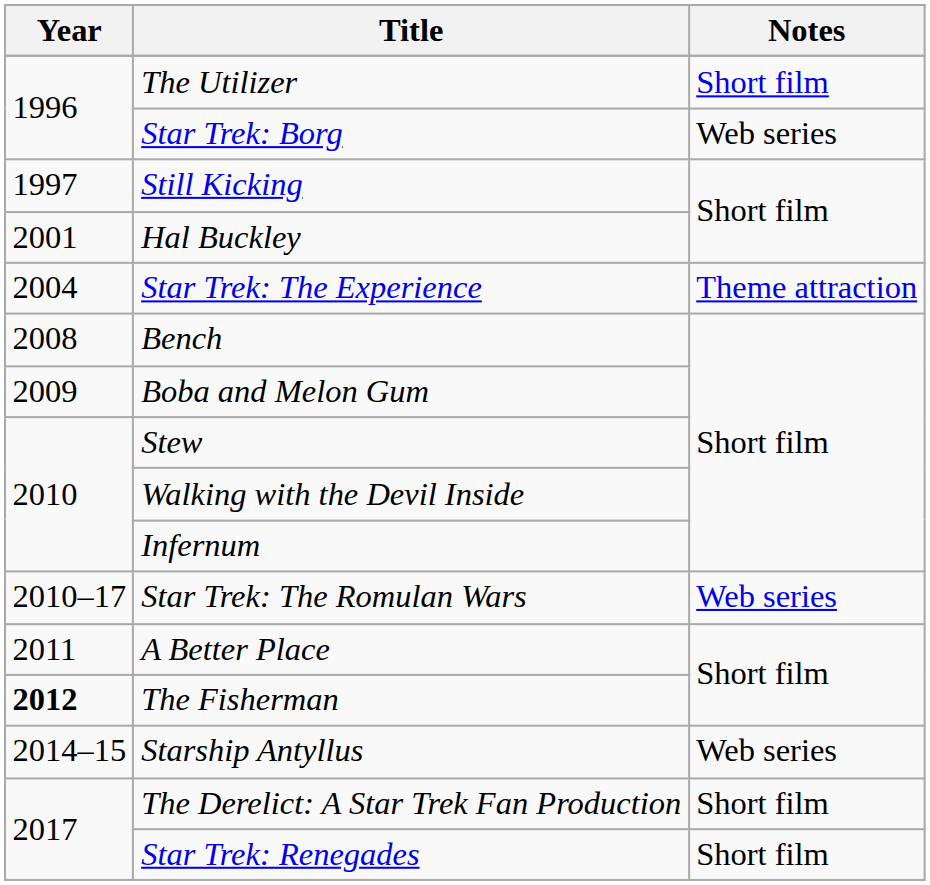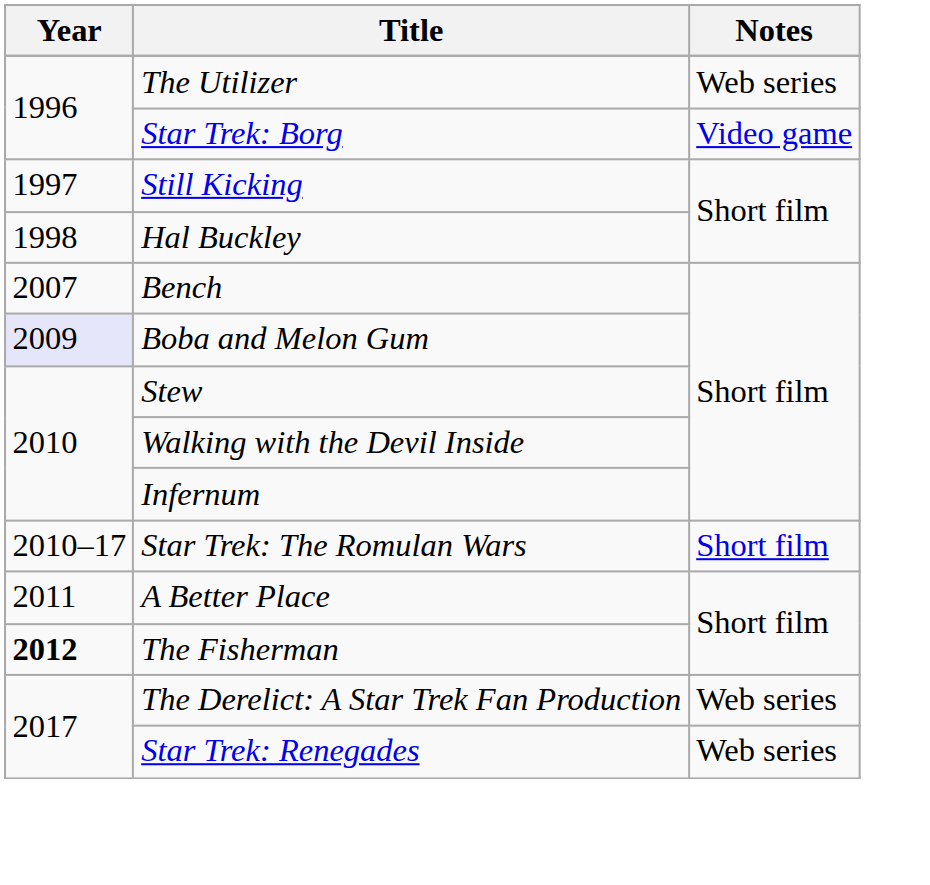(763, 81) Short film -> (767, 81) Web series
(767, 133) Web series -> (774, 133) Video game
(45, 236) 2001 -> (45, 236) 1998
- row: (311, 287)
(45, 339) 2008 -> (45, 287) 2007
(45, 390) no background -> (45, 339) lavender background
(767, 596) Web series -> (763, 545) Short film
- row: (252, 751)
(763, 802) Short film -> (767, 699) Web series
(763, 854) Short film -> (767, 751) Web series
